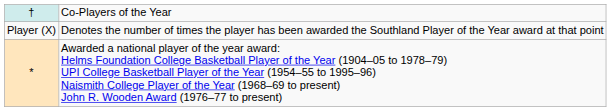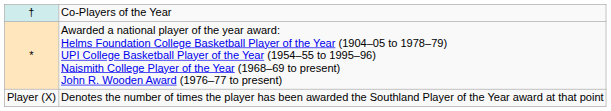rows swapped: (31, 73) <-> (31, 30)
